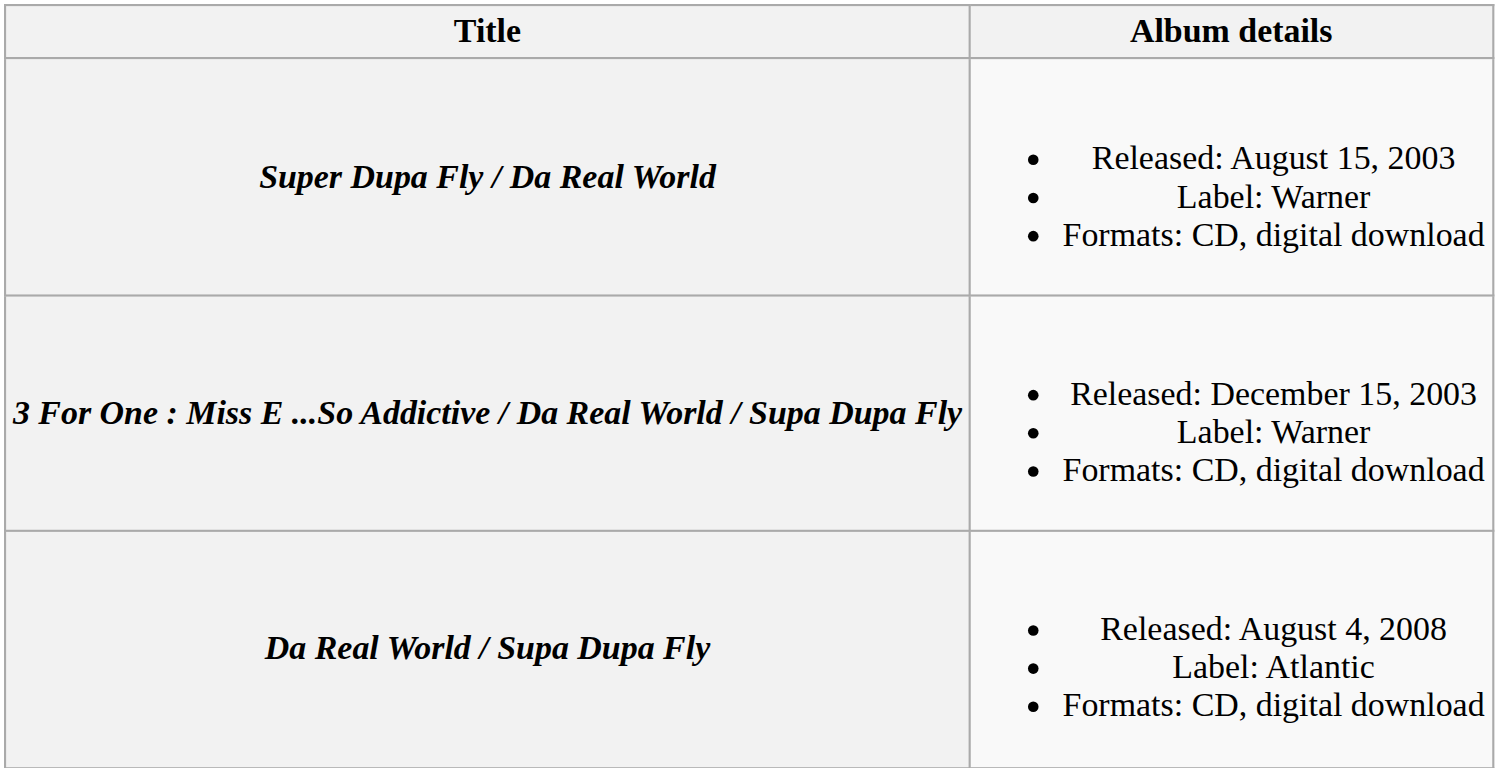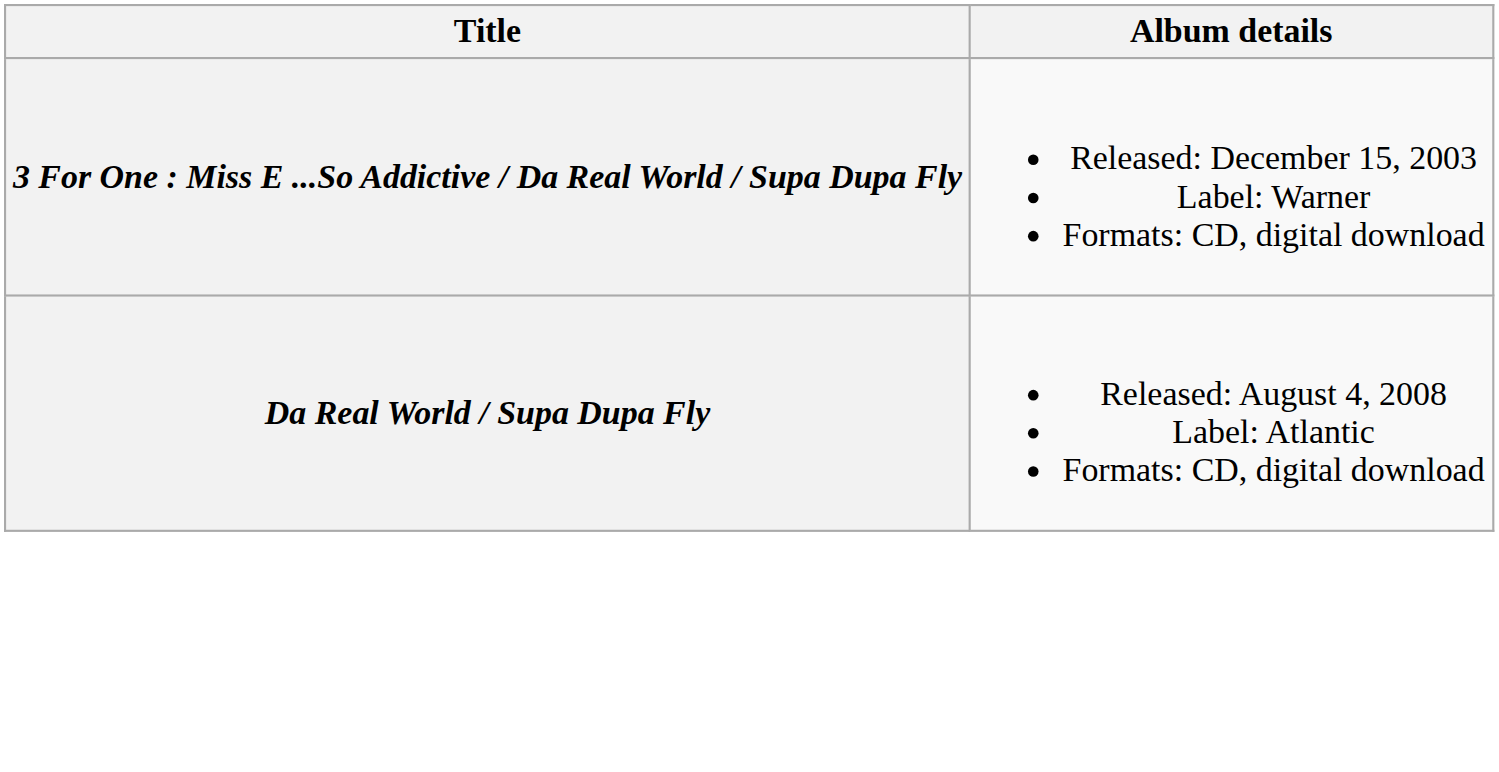- row: (487, 176)
